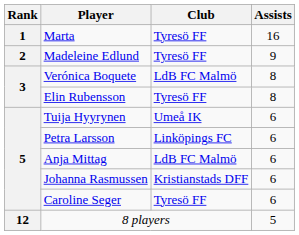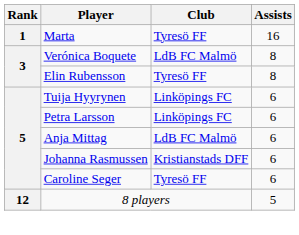- row: (91, 55)
(178, 117) Umeå IK -> (193, 96) Linköpings FC
